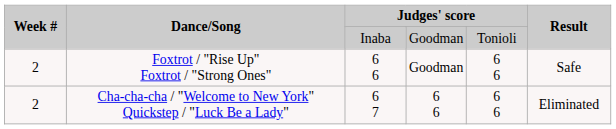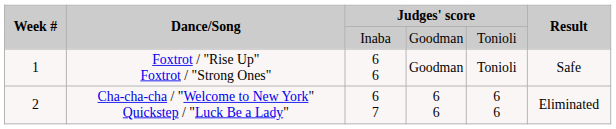(35, 67) 2 -> (35, 67) 1
(497, 67) 6 6 -> (497, 67) Tonioli
